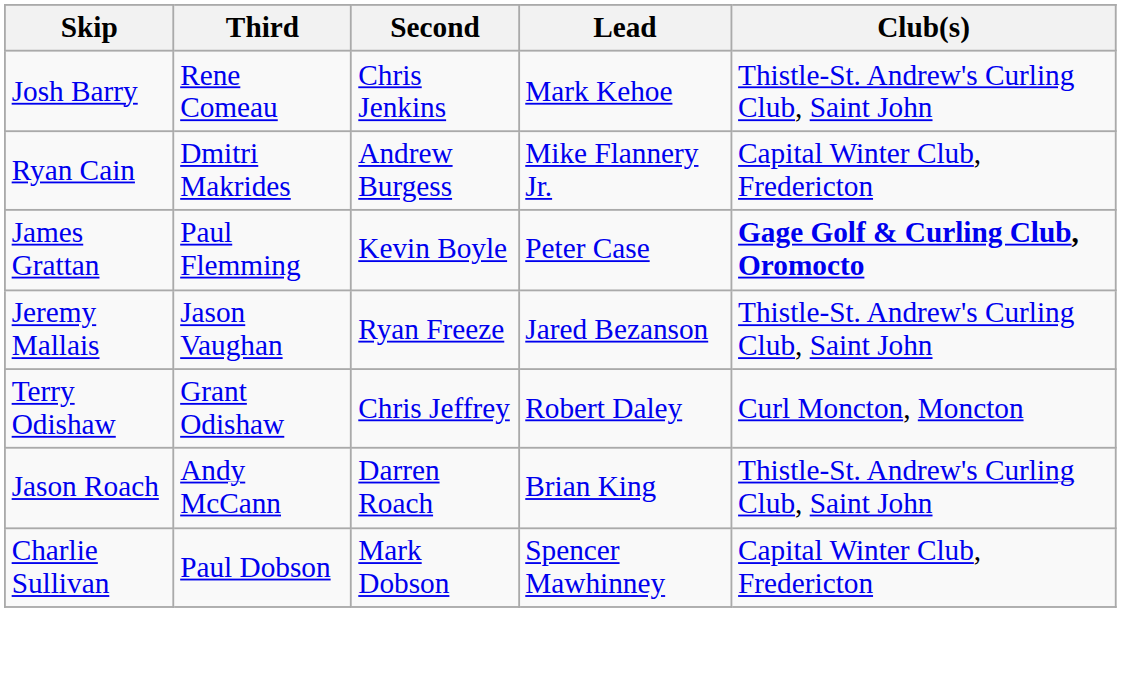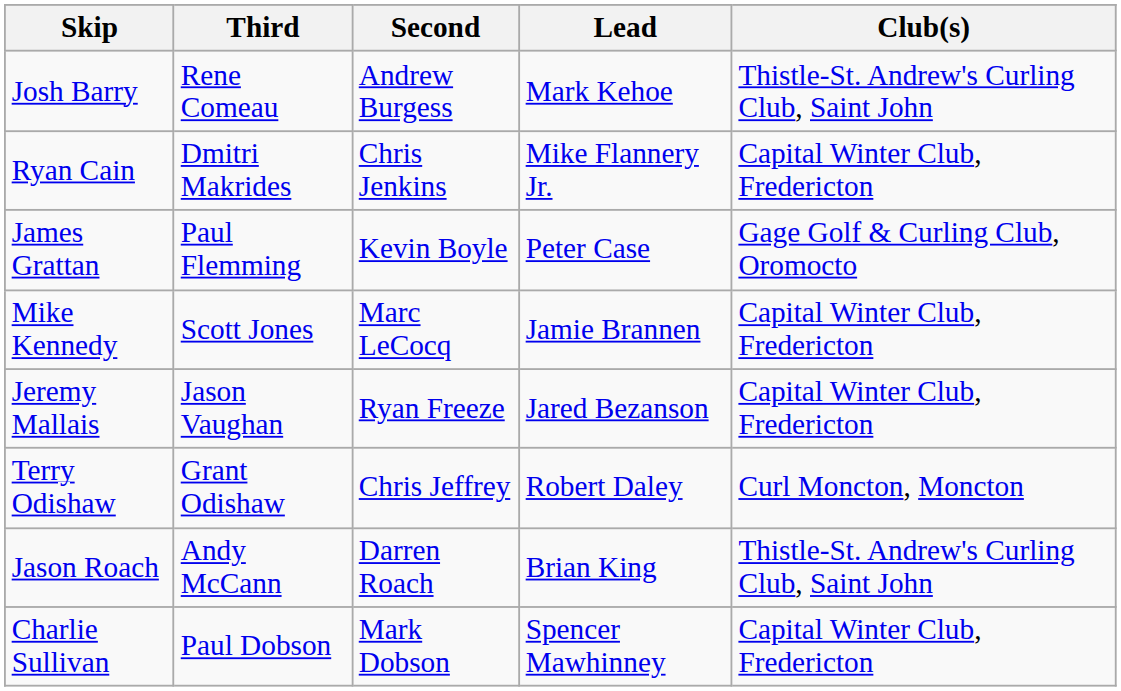(402, 90) Chris Jenkins -> (406, 90) Andrew Burgess
(405, 170) Andrew Burgess -> (403, 170) Chris Jenkins
(908, 249) bold -> (899, 249) normal
+ row: (65, 328)
(906, 328) Thistle-St. Andrew's Curling Club, Saint John -> (860, 408) Capital Winter Club, Fredericton
